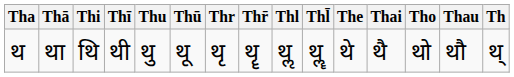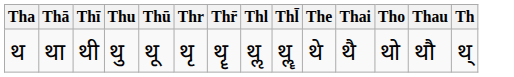- column: (88, 16)
